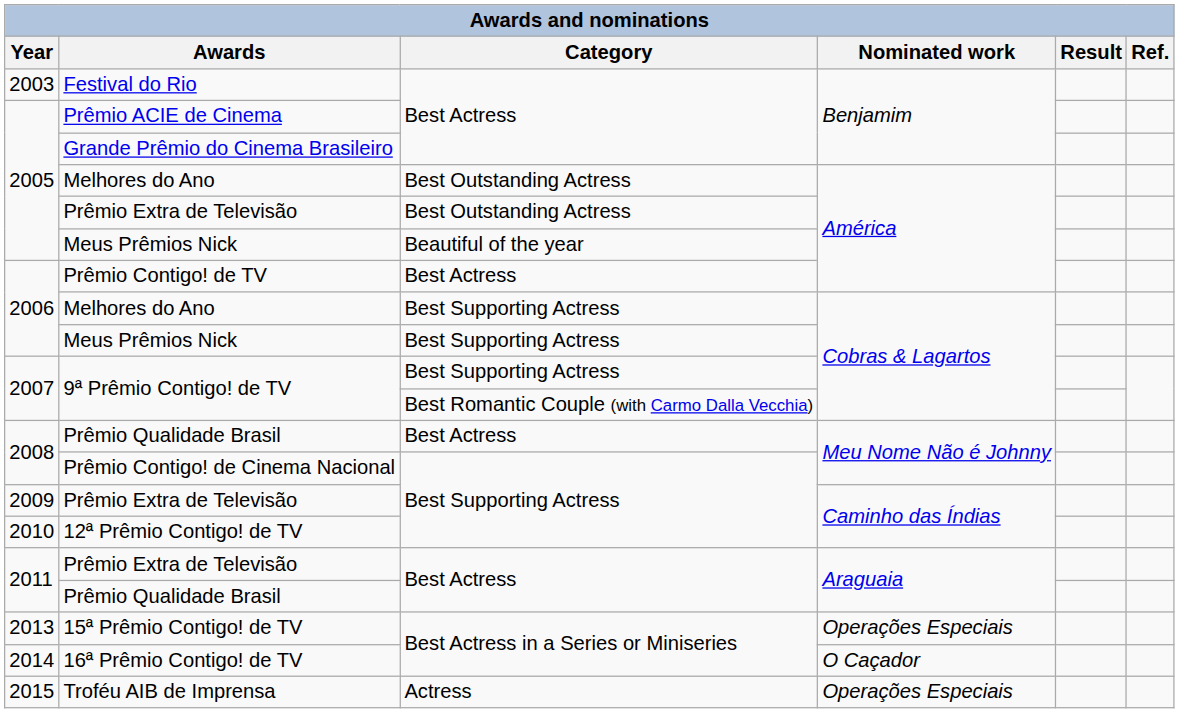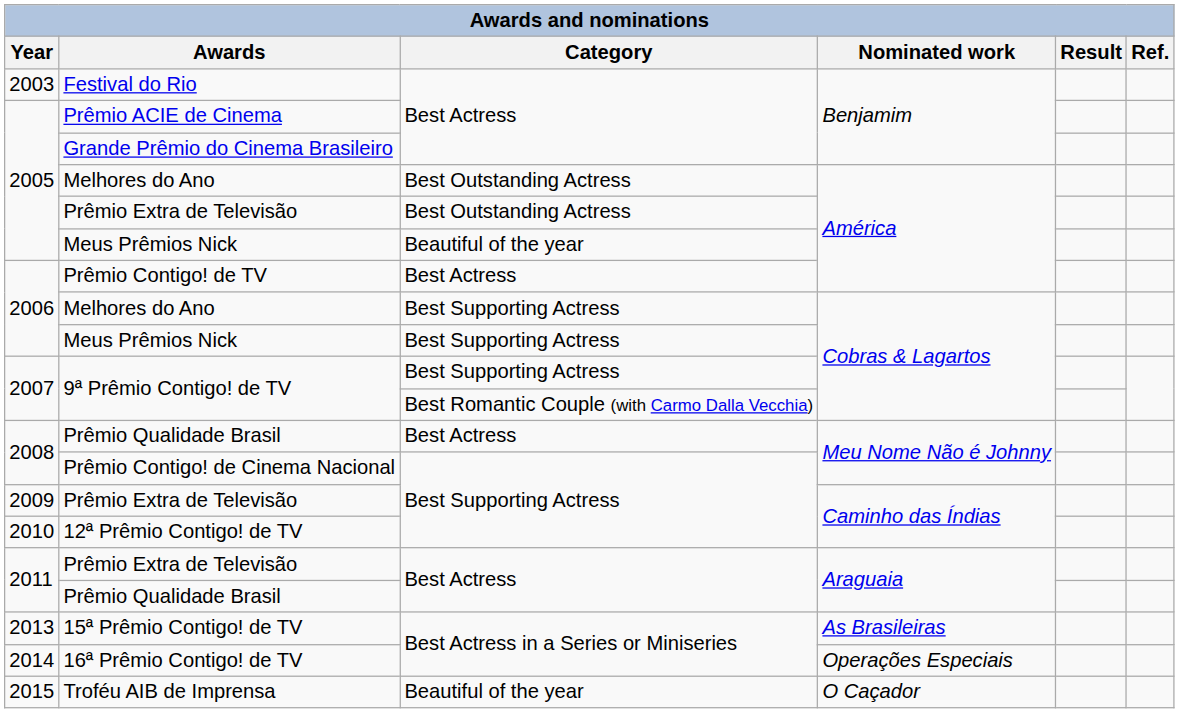(918, 627) Operações Especiais -> (884, 627) As Brasileiras
(871, 659) O Caçador -> (918, 659) Operações Especiais
(438, 691) Actress -> (494, 691) Beautiful of the year
(918, 691) Operações Especiais -> (871, 691) O Caçador
